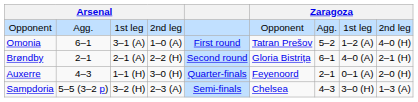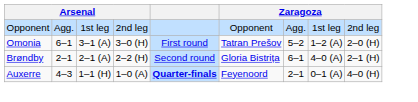(166, 43) 1–0 (A) -> (132, 43) 3–0 (H)
(395, 43) 4–0 (H) -> (363, 43) 2–0 (H)
(166, 74) 3–0 (H) -> (132, 74) 1–0 (A)
(217, 74) normal -> (185, 74) bold
(395, 74) 2–0 (H) -> (363, 74) 4–0 (H)
- row: (30, 89)
